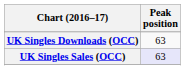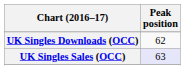(160, 40) 63 -> (160, 40) 62
